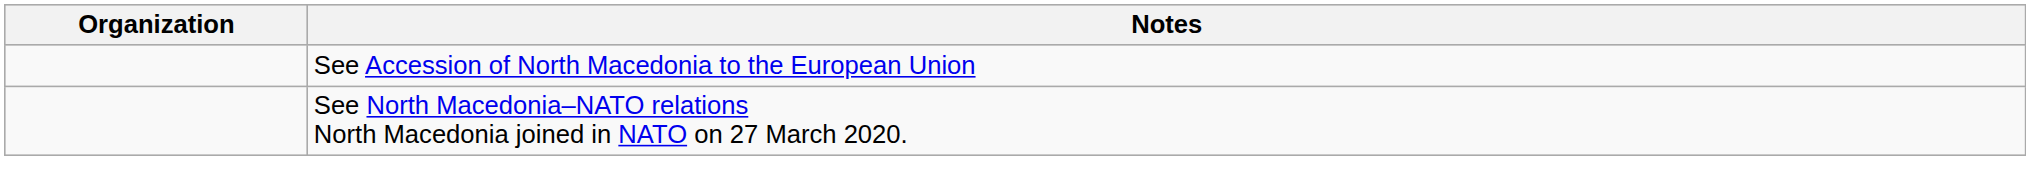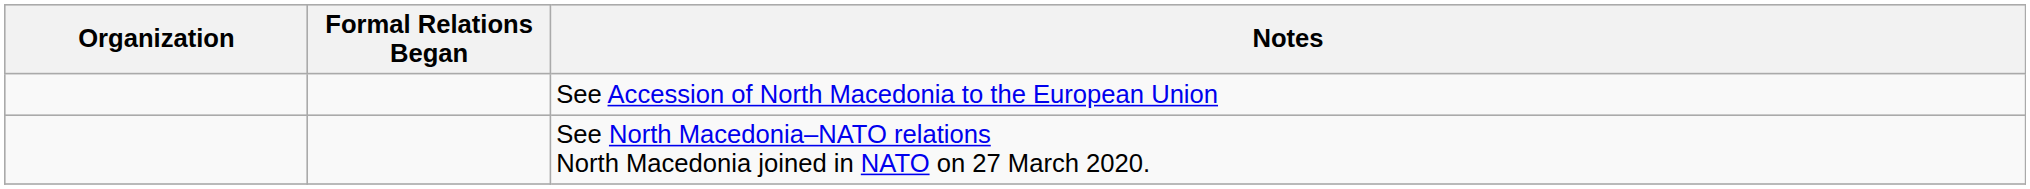+ column: (429, 39)
